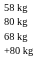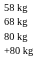rows swapped: (16, 36) <-> (16, 22)
